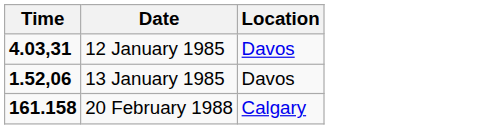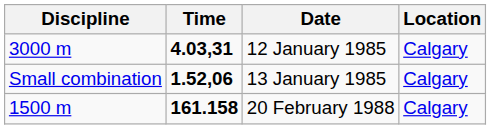+ column: (85, 19)
(268, 49) Davos -> (435, 49) Calgary
(268, 78) Davos -> (435, 78) Calgary
